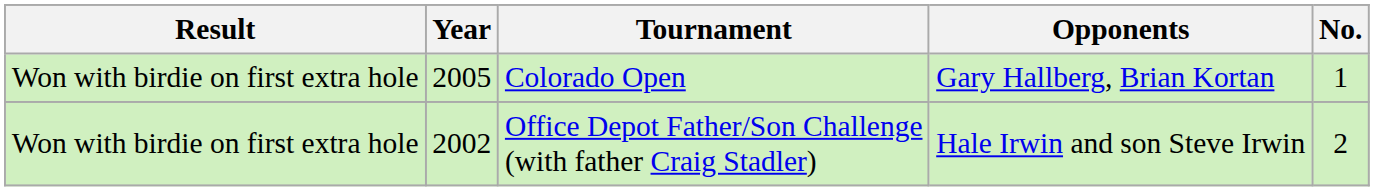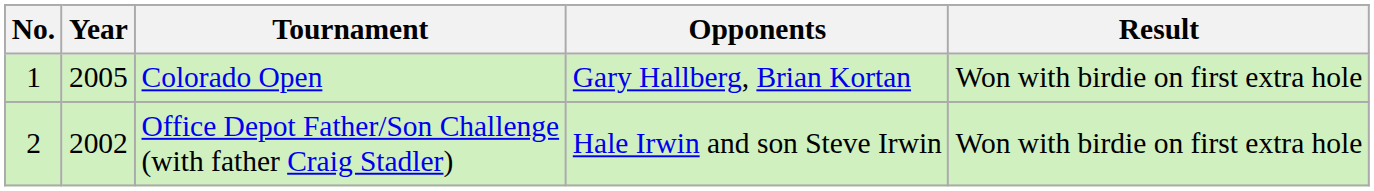columns swapped: (1341, 28) <-> (215, 28)
